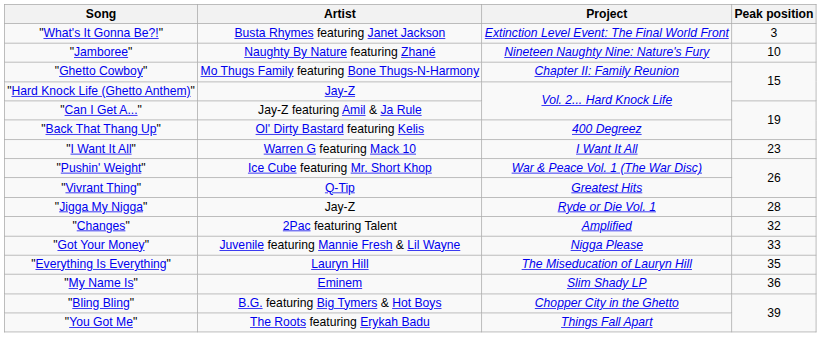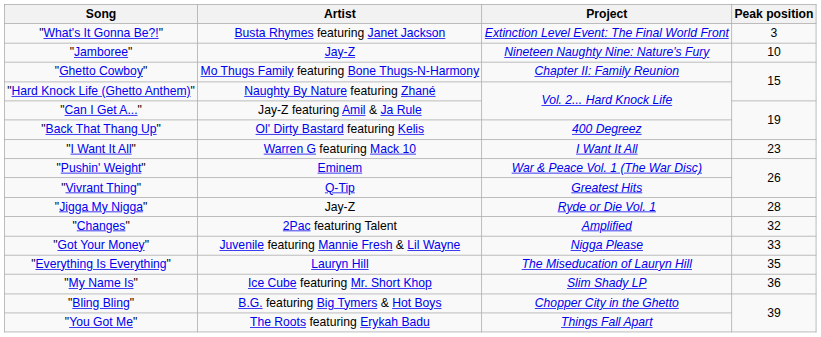(340, 52) Naughty By Nature featuring Zhané -> (340, 52) Jay-Z
(340, 91) Jay-Z -> (340, 91) Naughty By Nature featuring Zhané
(340, 168) Ice Cube featuring Mr. Short Khop -> (340, 168) Eminem
(340, 284) Eminem -> (340, 284) Ice Cube featuring Mr. Short Khop
